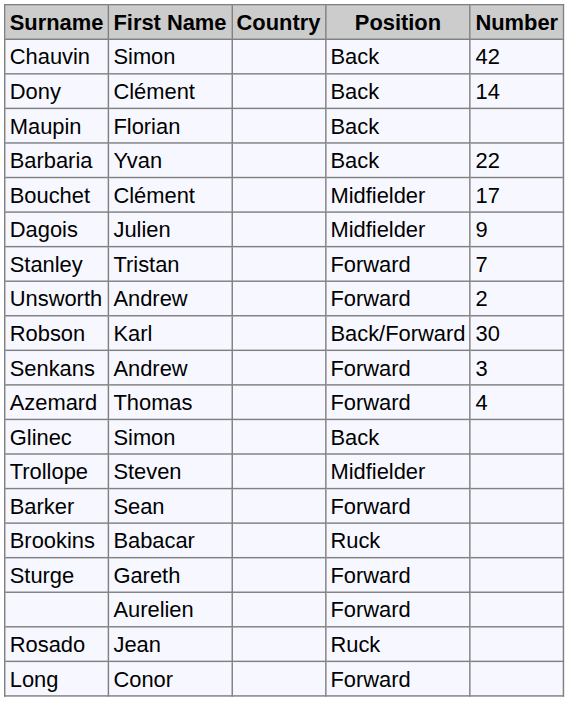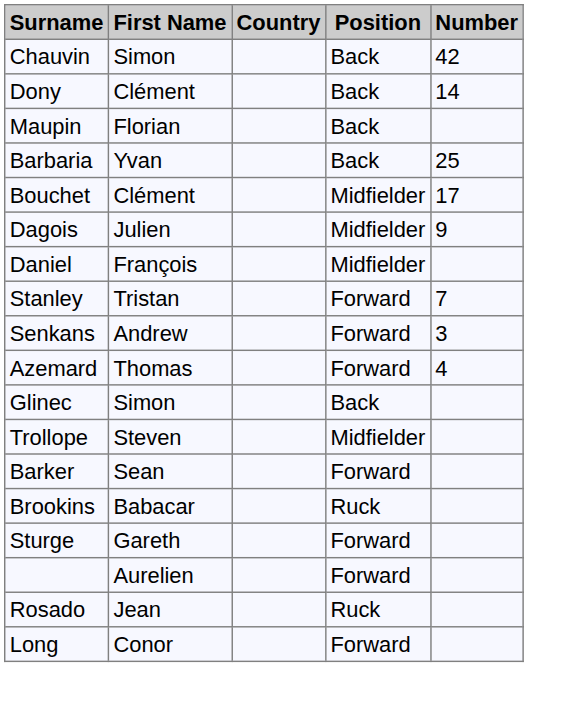(488, 160) 22 -> (448, 160) 25
+ row: (41, 264)
- row: (56, 298)
- row: (47, 333)
